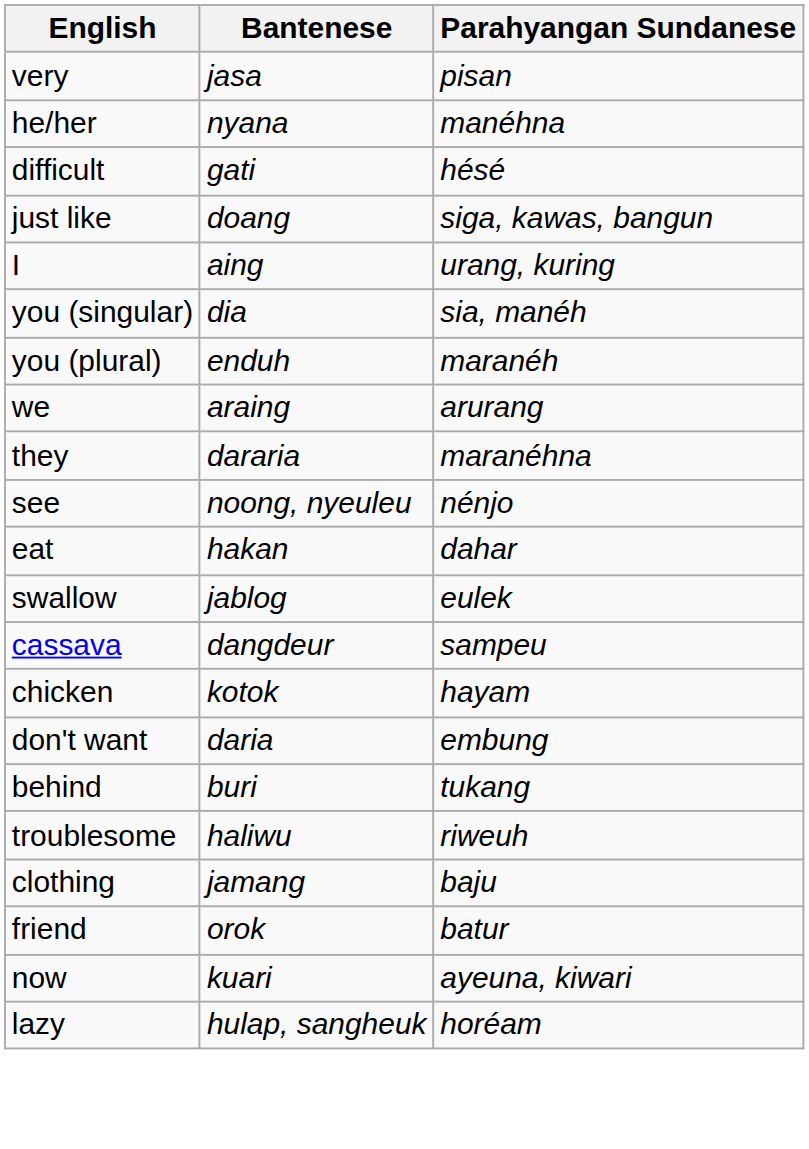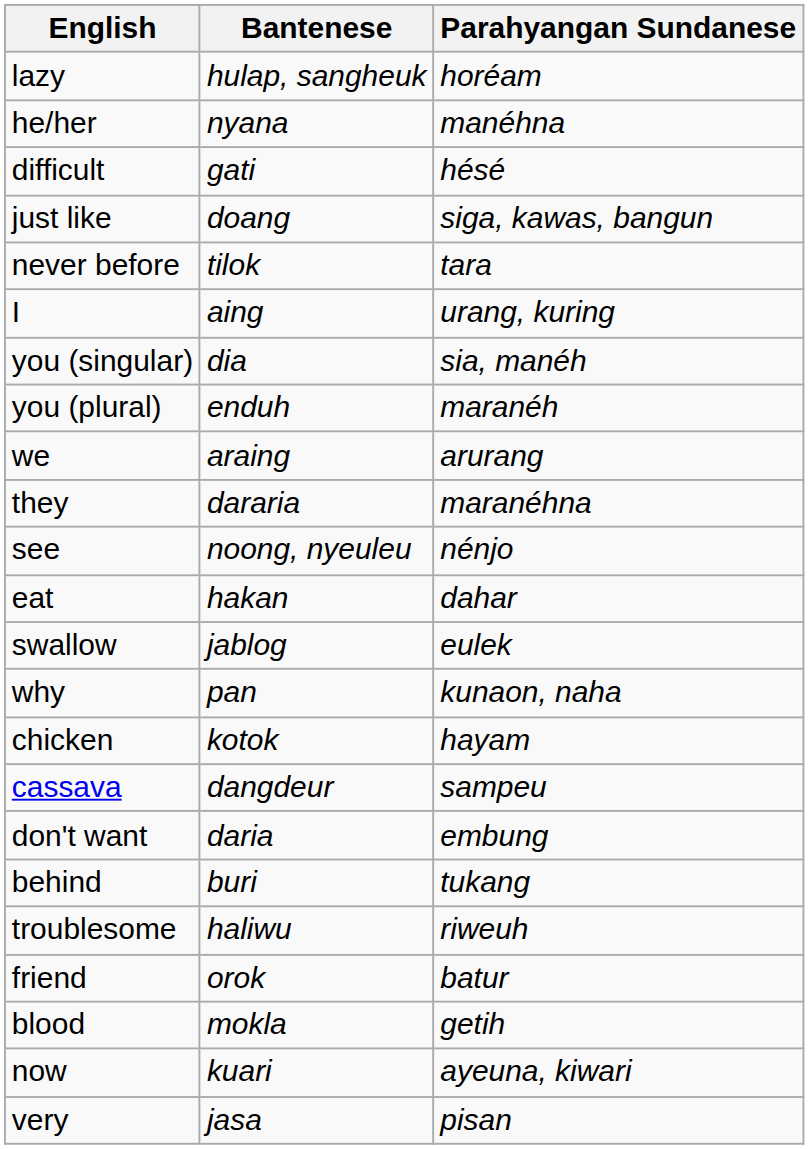rows swapped: (40, 75) <-> (38, 1024)
+ row: (96, 265)
+ row: (38, 692)
rows swapped: (67, 645) <-> (63, 692)
- row: (63, 882)
+ row: (48, 1024)
